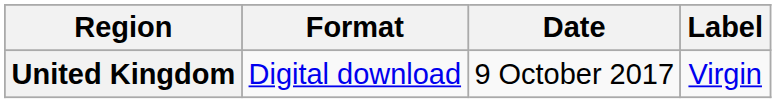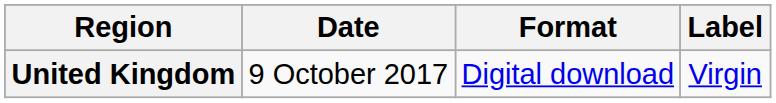columns swapped: (574, 27) <-> (355, 27)
